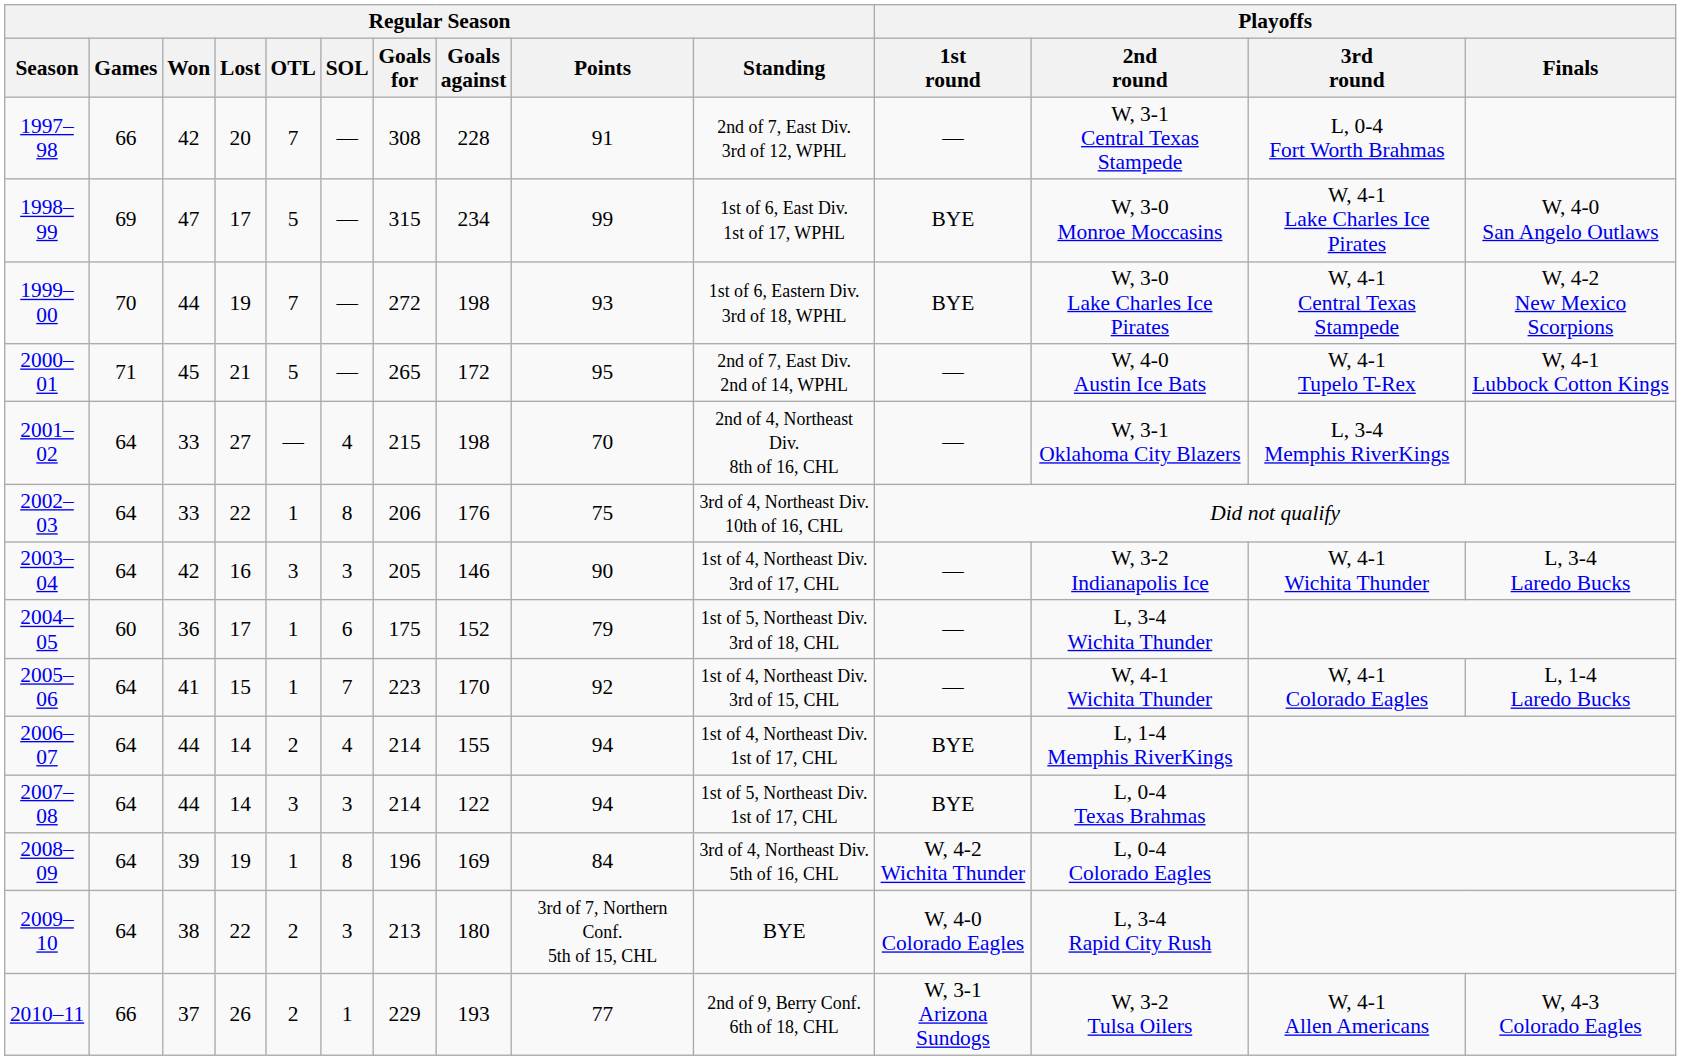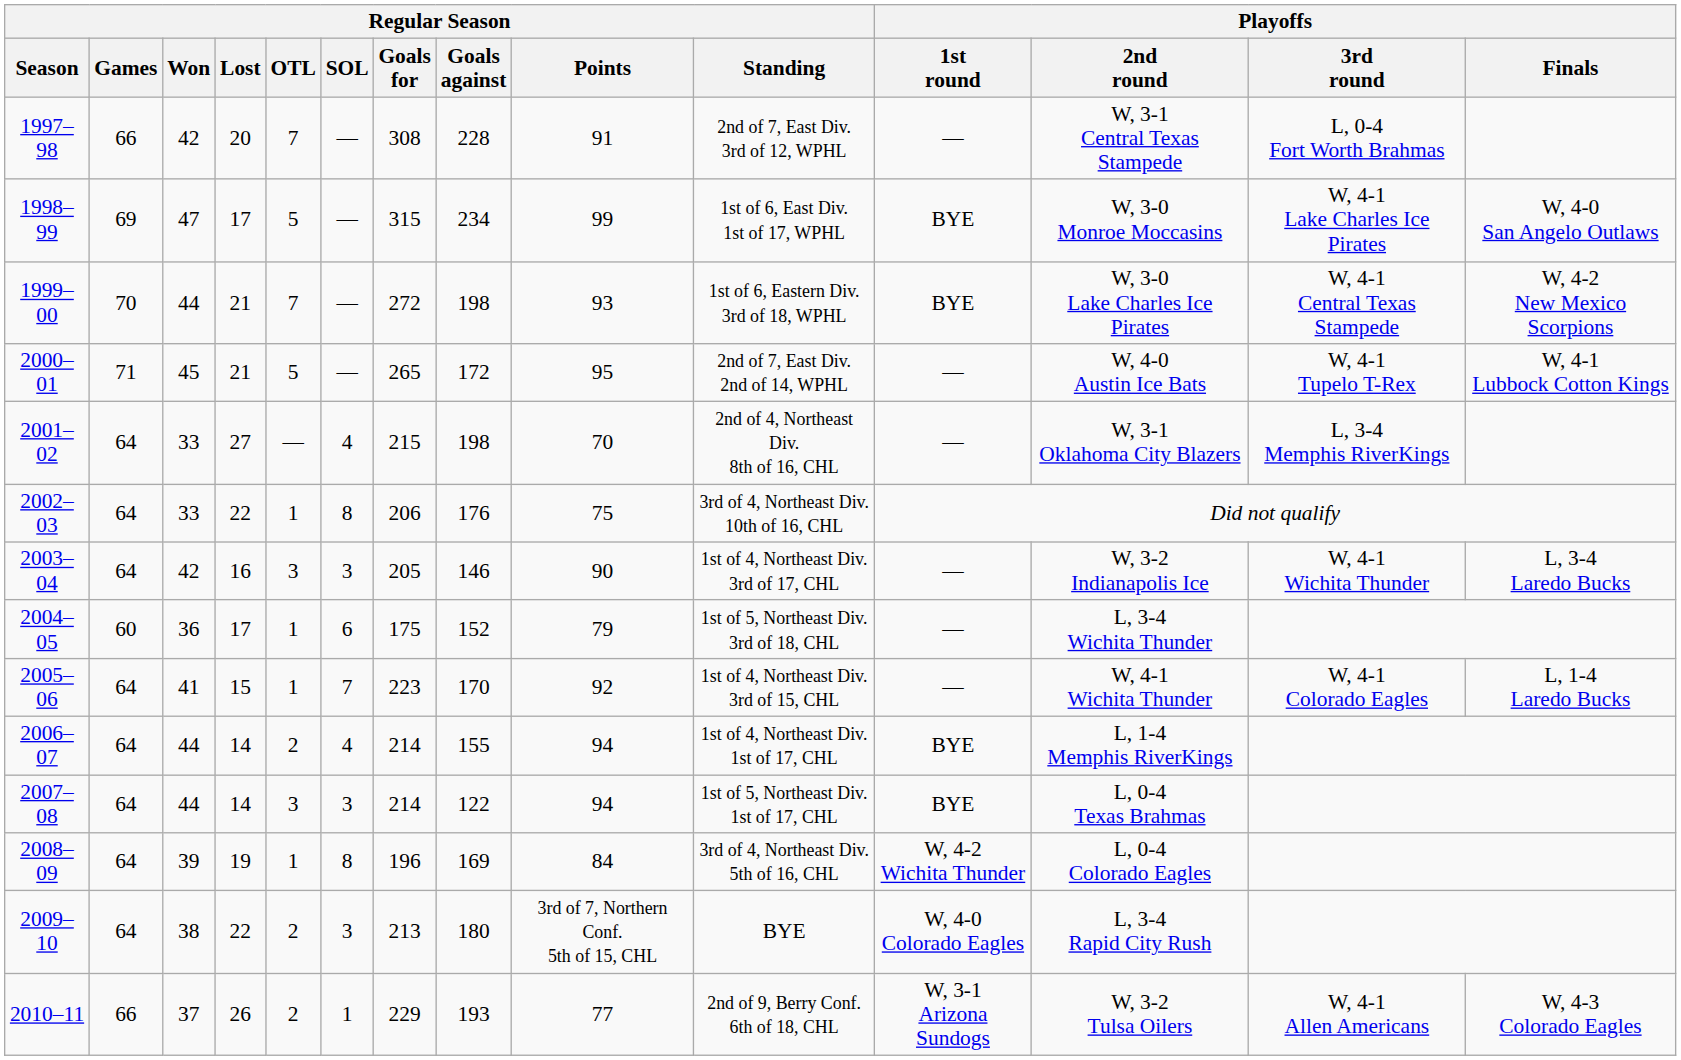(240, 302) 19 -> (240, 302) 21
